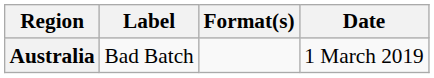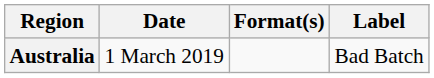columns swapped: (364, 21) <-> (149, 21)
